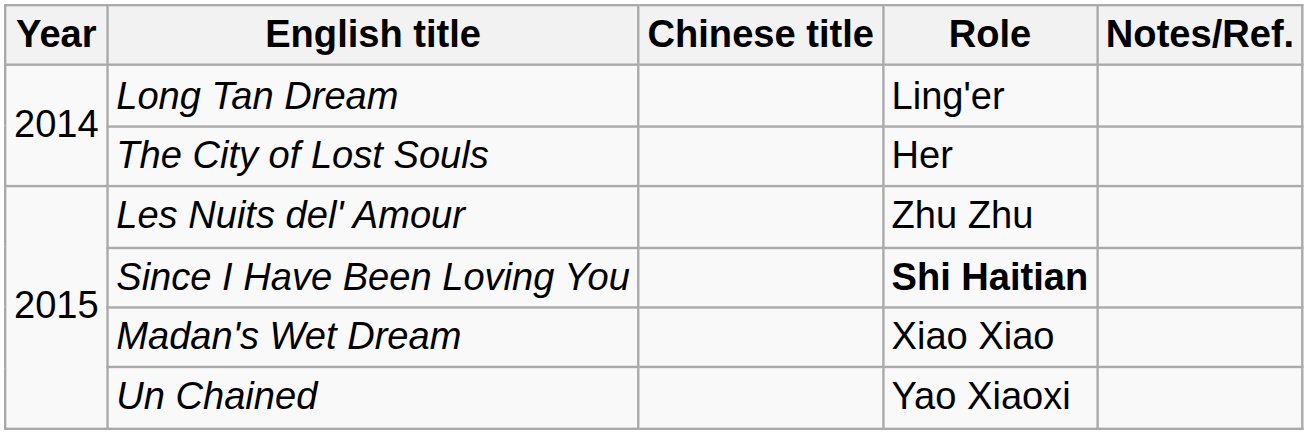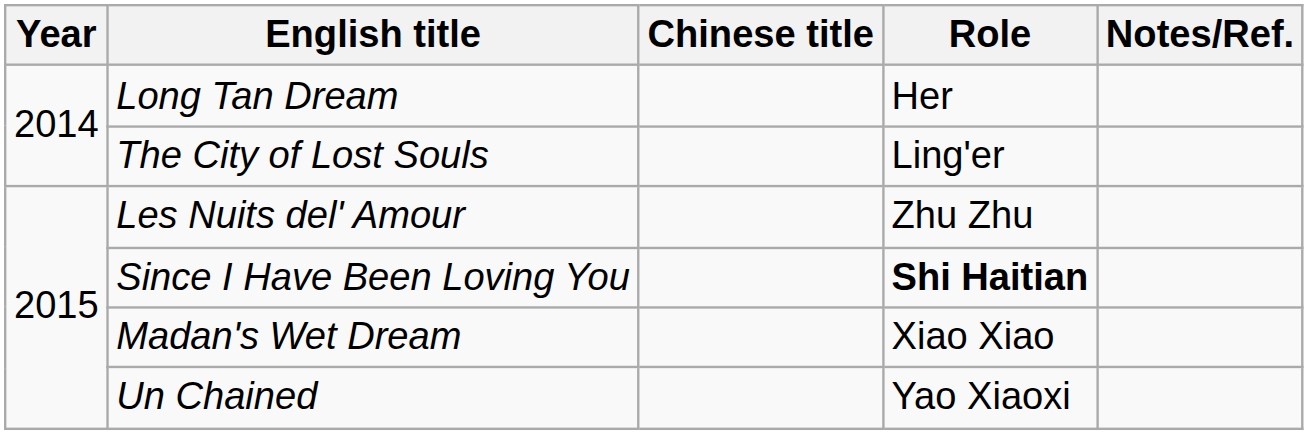(948, 95) Ling'er -> (922, 95) Her
(922, 155) Her -> (948, 155) Ling'er
